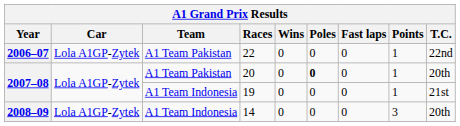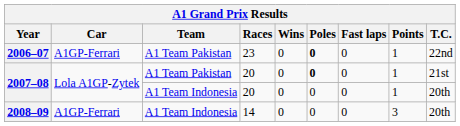(97, 53) Lola A1GP-Zytek -> (87, 53) A1GP-Ferrari
(249, 53) 22 -> (249, 53) 23
(312, 53) normal -> (312, 53) bold
(440, 73) 20th -> (439, 73) 21st
(249, 92) 19 -> (249, 92) 20
(439, 92) 21st -> (440, 92) 20th
(97, 112) Lola A1GP-Zytek -> (87, 112) A1GP-Ferrari
